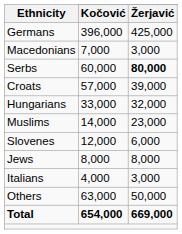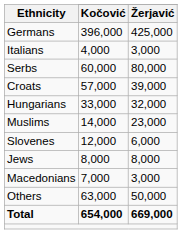rows swapped: (25, 178) <-> (41, 50)
(149, 68) bold -> (149, 68) normal
